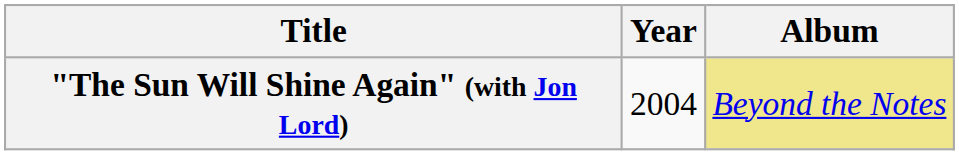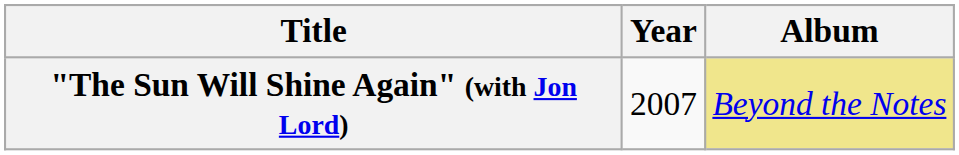(664, 102) 2004 -> (664, 102) 2007
